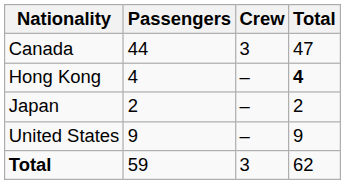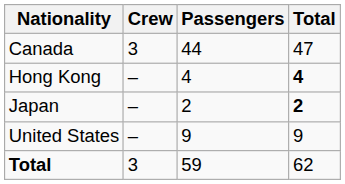columns swapped: (262, 19) <-> (179, 19)
(298, 106) normal -> (298, 106) bold
